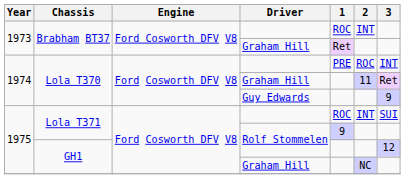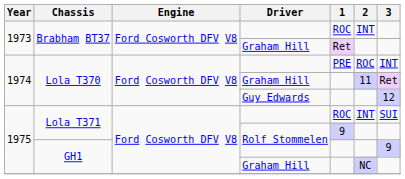(389, 98) 9 -> (389, 98) 12
(389, 148) 12 -> (389, 148) 9
